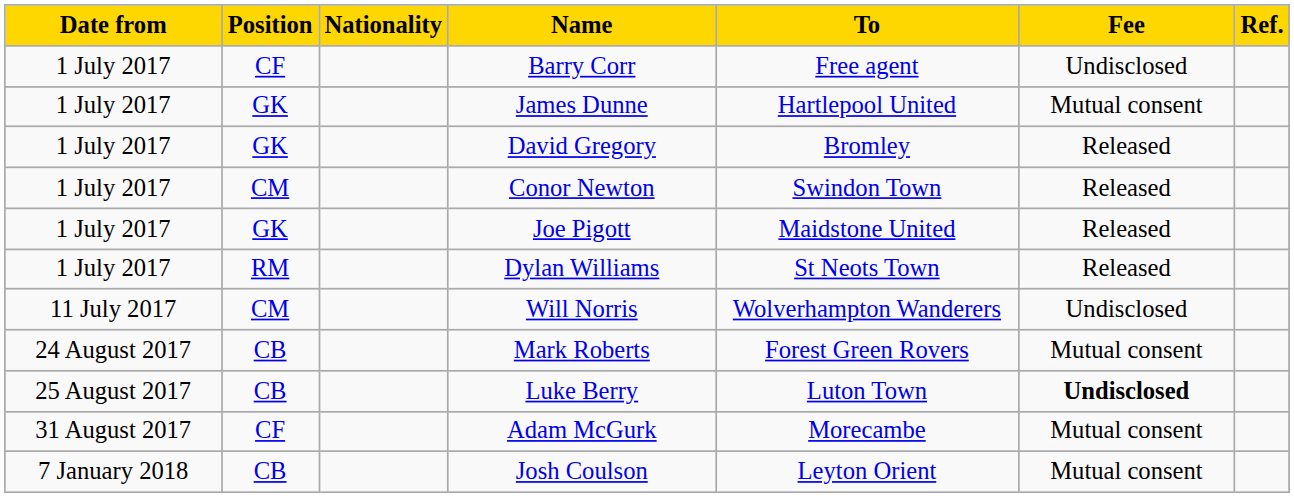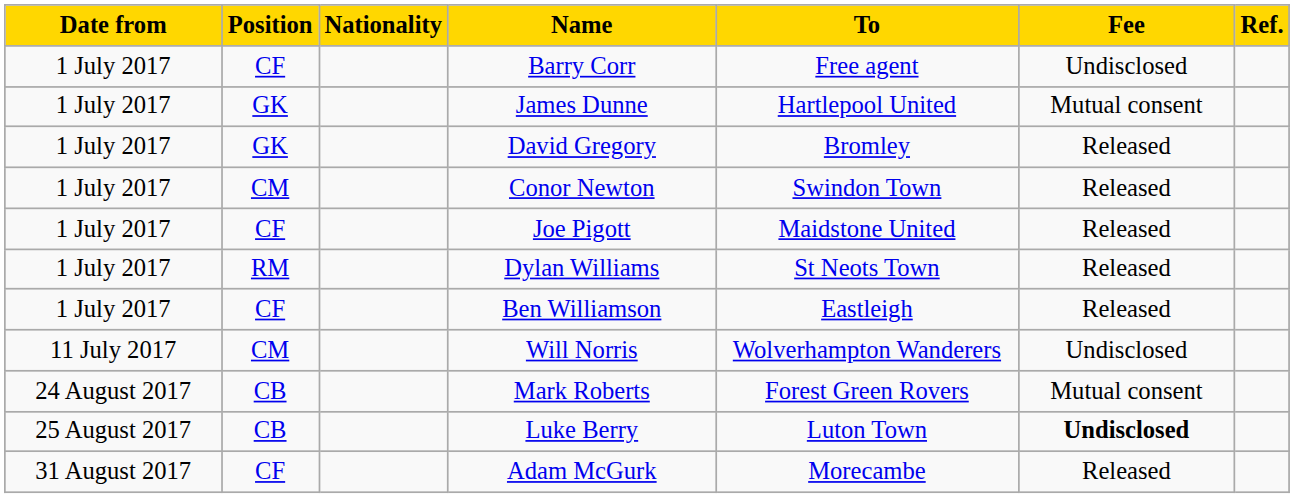(270, 228) GK -> (270, 228) CF
+ row: (582, 309)
(1126, 431) Mutual consent -> (1126, 471) Released
- row: (582, 471)
